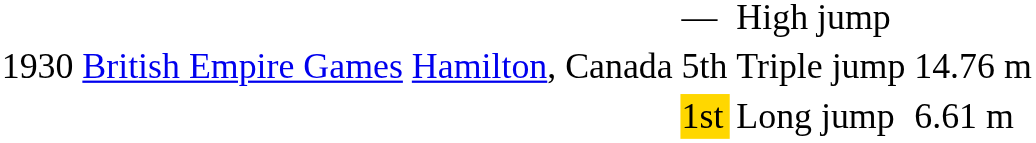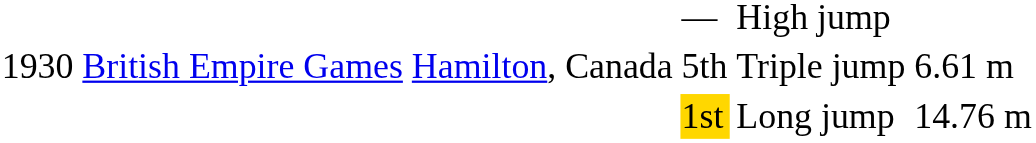(973, 66) 14.76 m -> (964, 66) 6.61 m
(964, 115) 6.61 m -> (973, 115) 14.76 m
